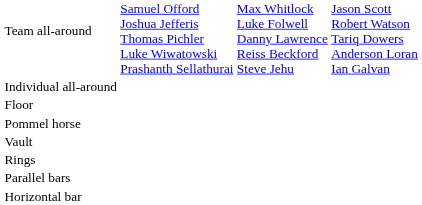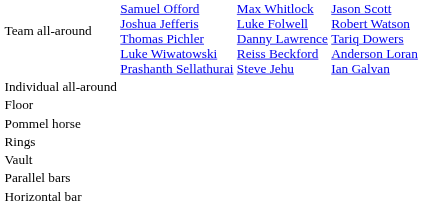rows swapped: (20, 160) <-> (19, 141)
